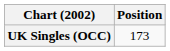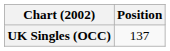(140, 35) 173 -> (140, 35) 137
